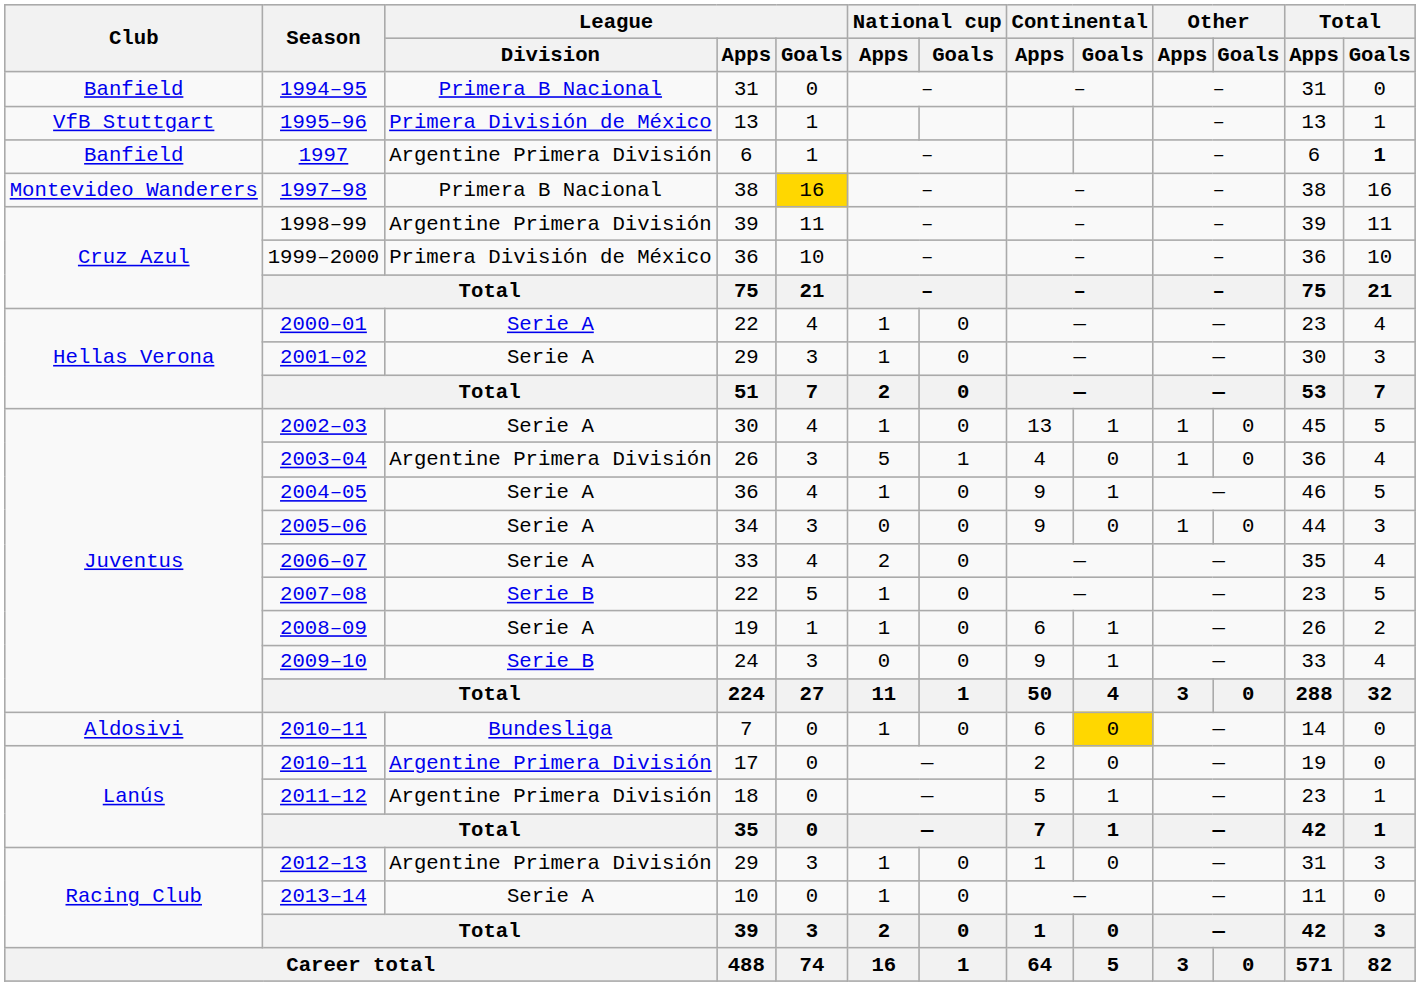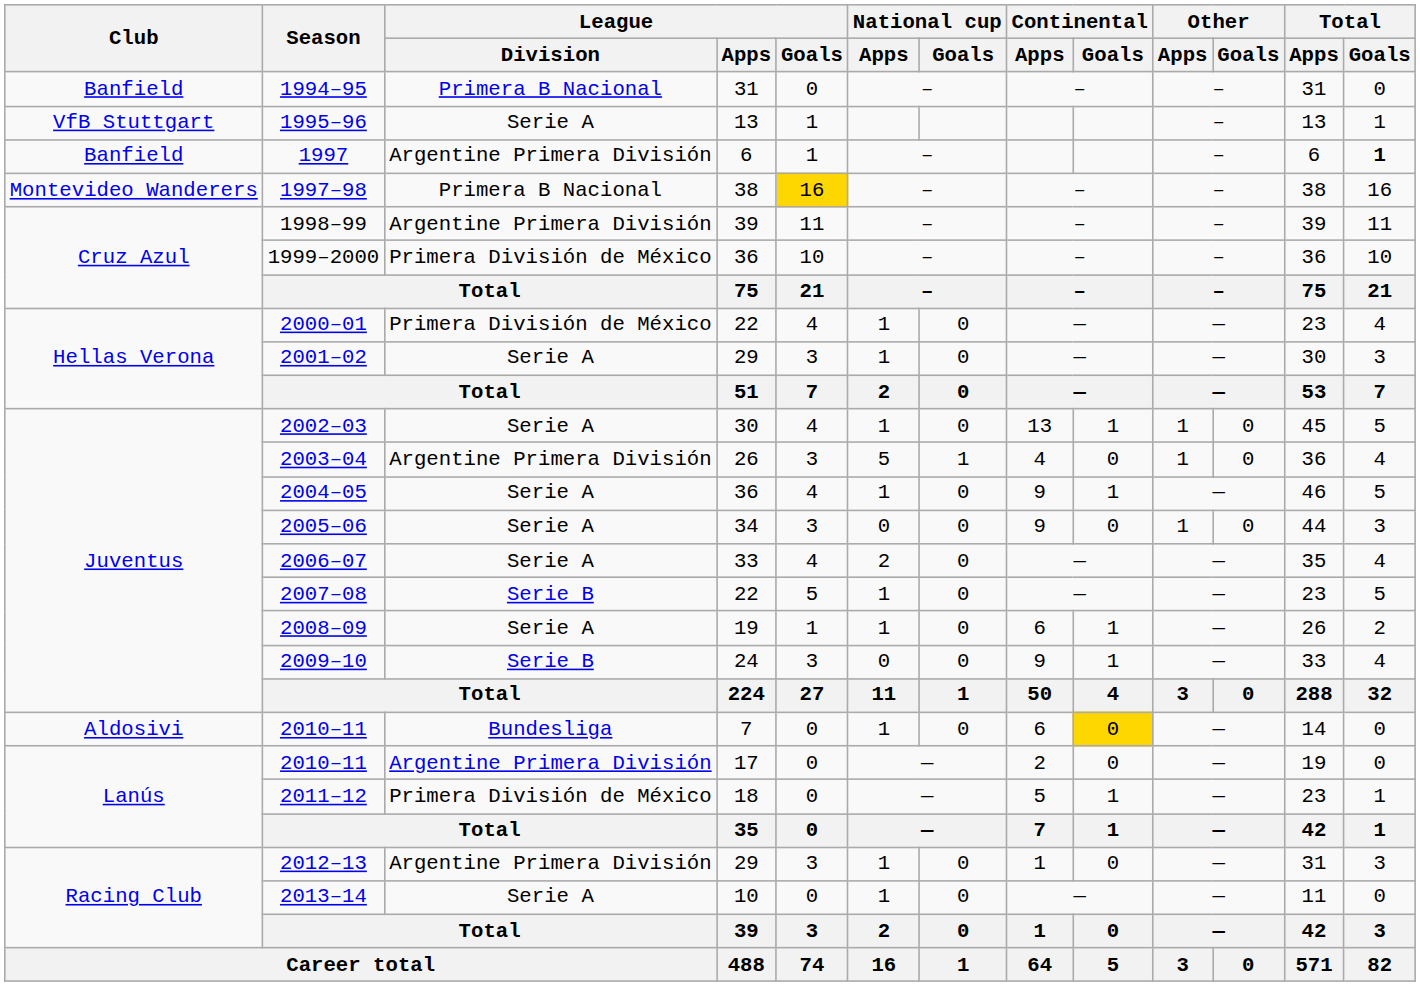(550, 123) Primera División de México -> (550, 123) Serie A
(550, 325) Serie A -> (550, 325) Primera División de México
(550, 796) Argentine Primera División -> (550, 796) Primera División de México
